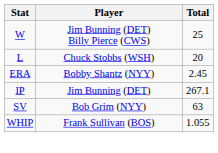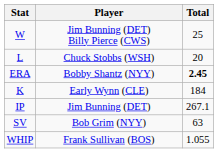(198, 73) normal -> (198, 73) bold
+ row: (20, 90)
